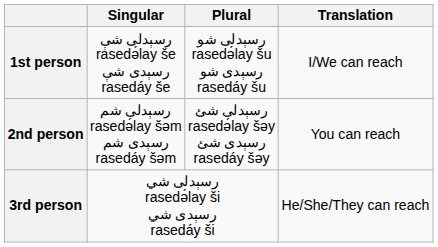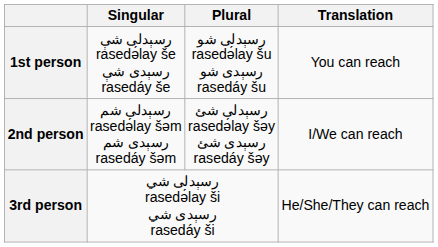(355, 62) I/We can reach -> (355, 62) You can reach
(355, 134) You can reach -> (355, 134) I/We can reach
